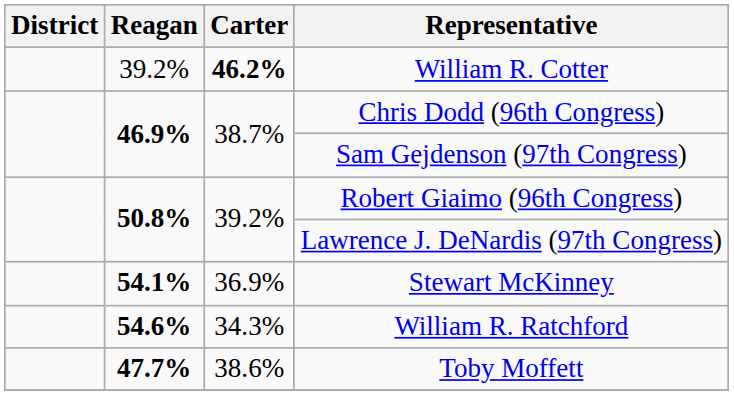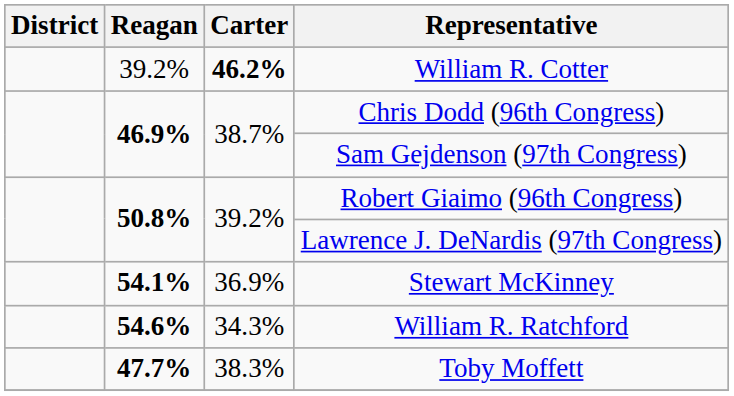(249, 369) 38.6% -> (249, 369) 38.3%
